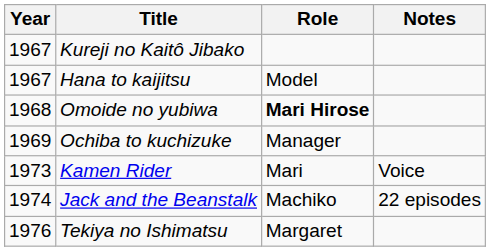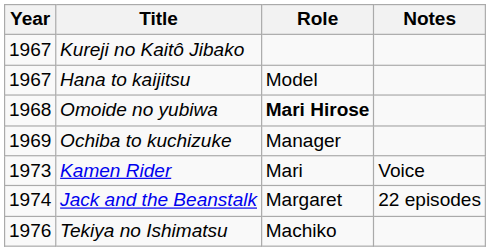(301, 200) Machiko -> (304, 200) Margaret
(304, 230) Margaret -> (301, 230) Machiko
